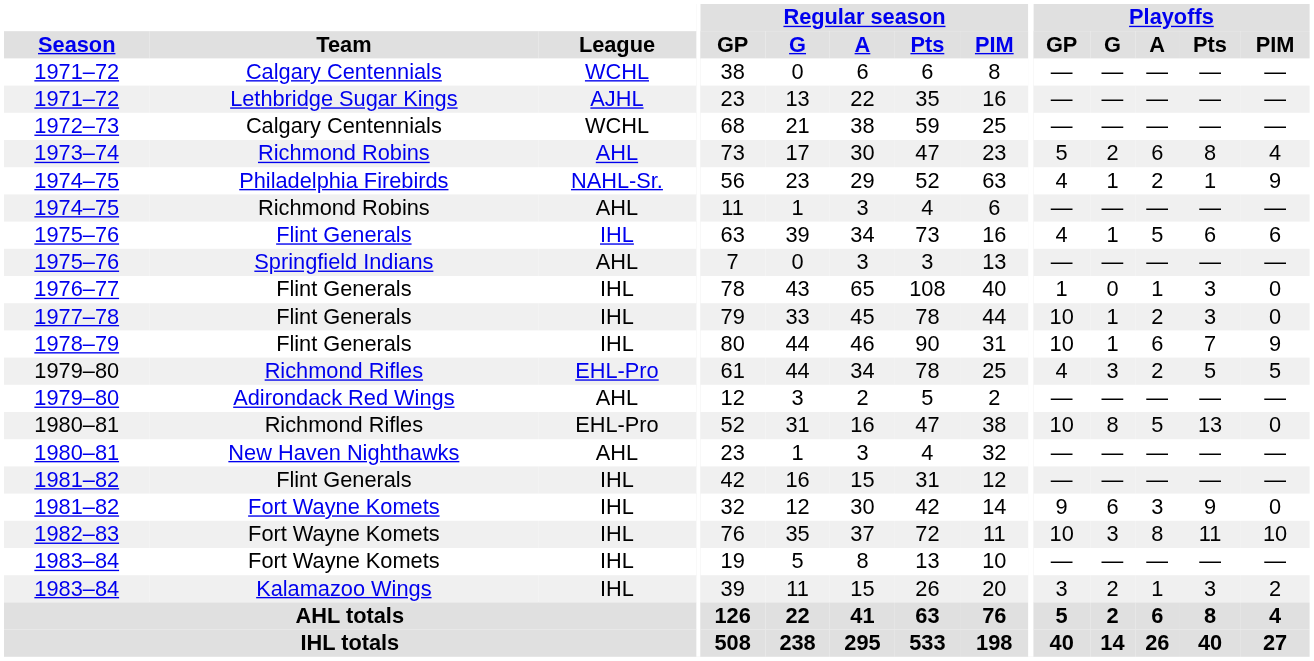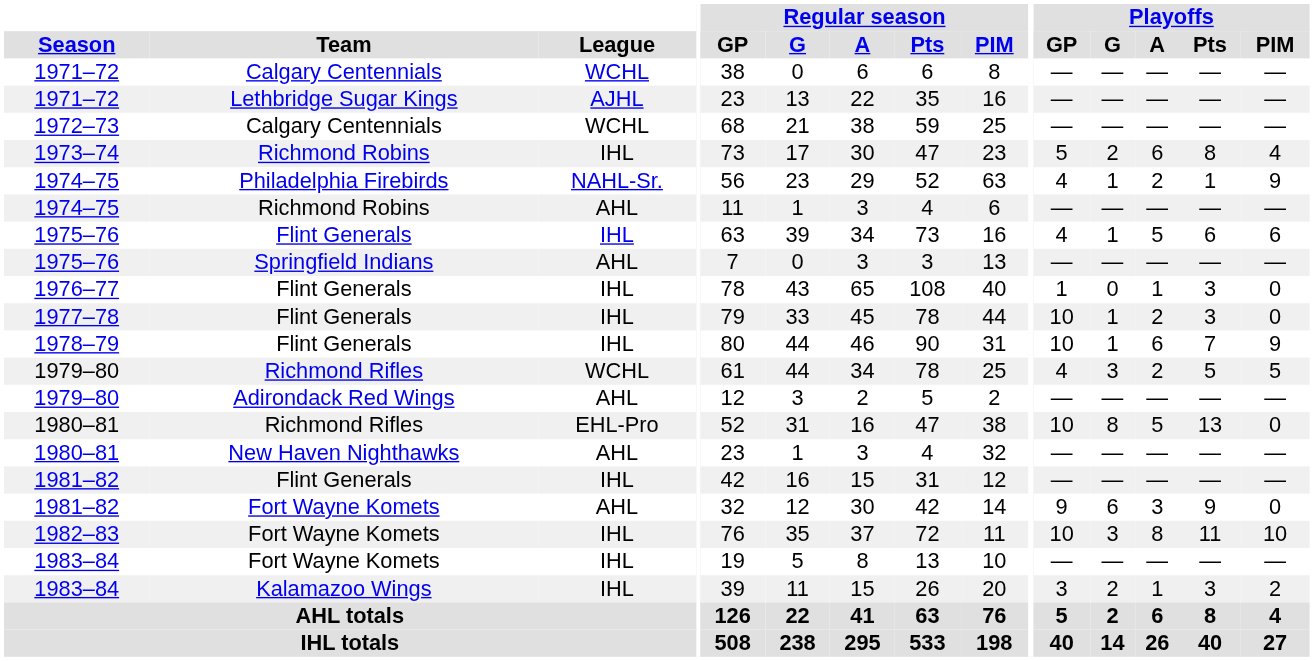(617, 153) AHL -> (617, 153) IHL
(617, 371) EHL-Pro -> (617, 371) WCHL
(617, 507) IHL -> (617, 507) AHL
